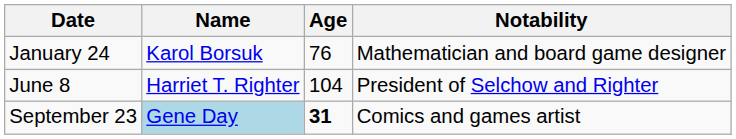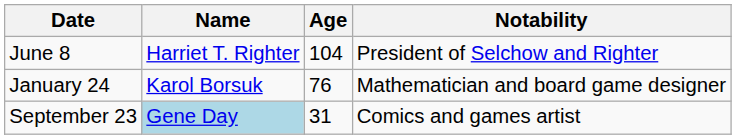rows swapped: (60, 52) <-> (40, 85)
(320, 117) bold -> (320, 117) normal
